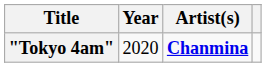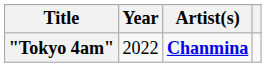(140, 47) 2020 -> (140, 47) 2022
